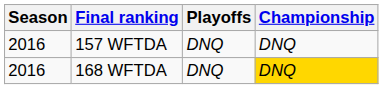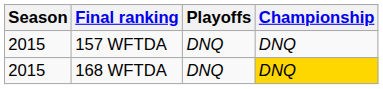(27, 44) 2016 -> (27, 44) 2015
(27, 70) 2016 -> (27, 70) 2015
